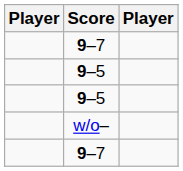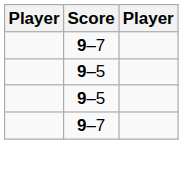- row: (34, 126)
